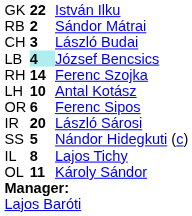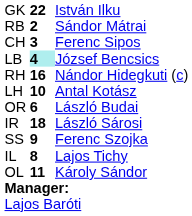(97, 42) László Budai -> (98, 42) Ferenc Sipos
(38, 75) 14 -> (38, 75) 16
(101, 75) Ferenc Szojka -> (122, 75) Nándor Hidegkuti (c)
(98, 107) Ferenc Sipos -> (97, 107) László Budai
(38, 123) 20 -> (38, 123) 18
(34, 139) 5 -> (34, 139) 9
(122, 139) Nándor Hidegkuti (c) -> (101, 139) Ferenc Szojka
